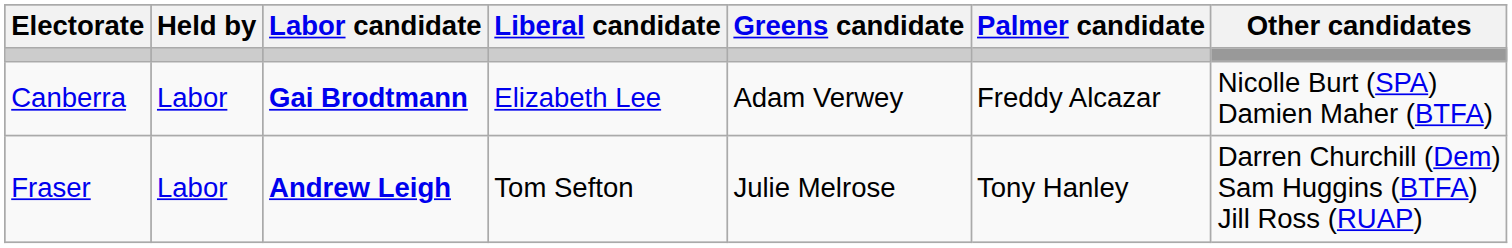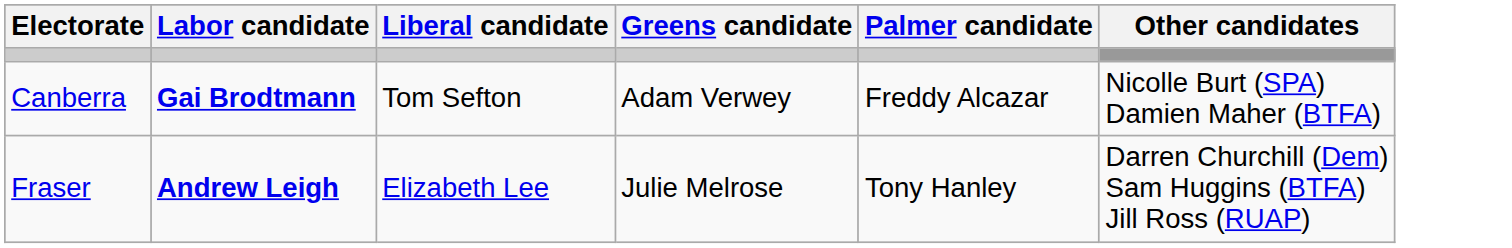- column: (207, 26)
(578, 98) Elizabeth Lee -> (452, 98) Tom Sefton
(564, 188) Tom Sefton -> (466, 188) Elizabeth Lee
